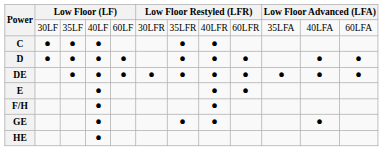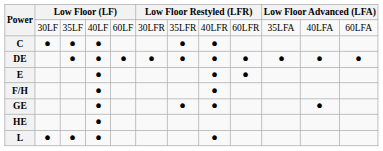- row: (20, 59)
+ row: (20, 137)
